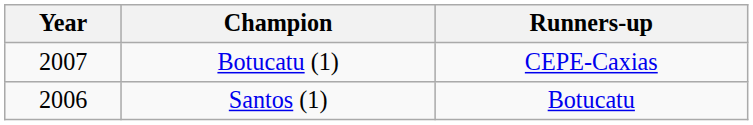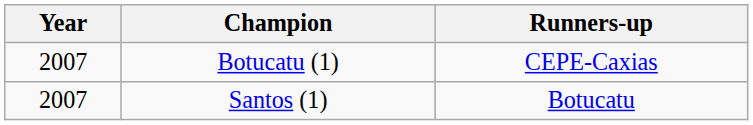(63, 100) 2006 -> (63, 100) 2007
